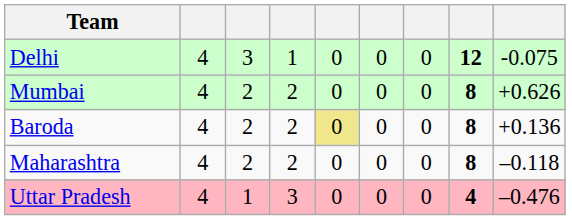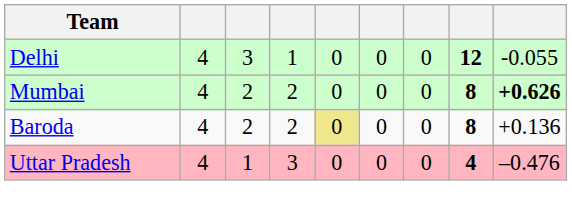(529, 57) -0.075 -> (529, 57) -0.055
(529, 92) normal -> (529, 92) bold
- row: (65, 162)
